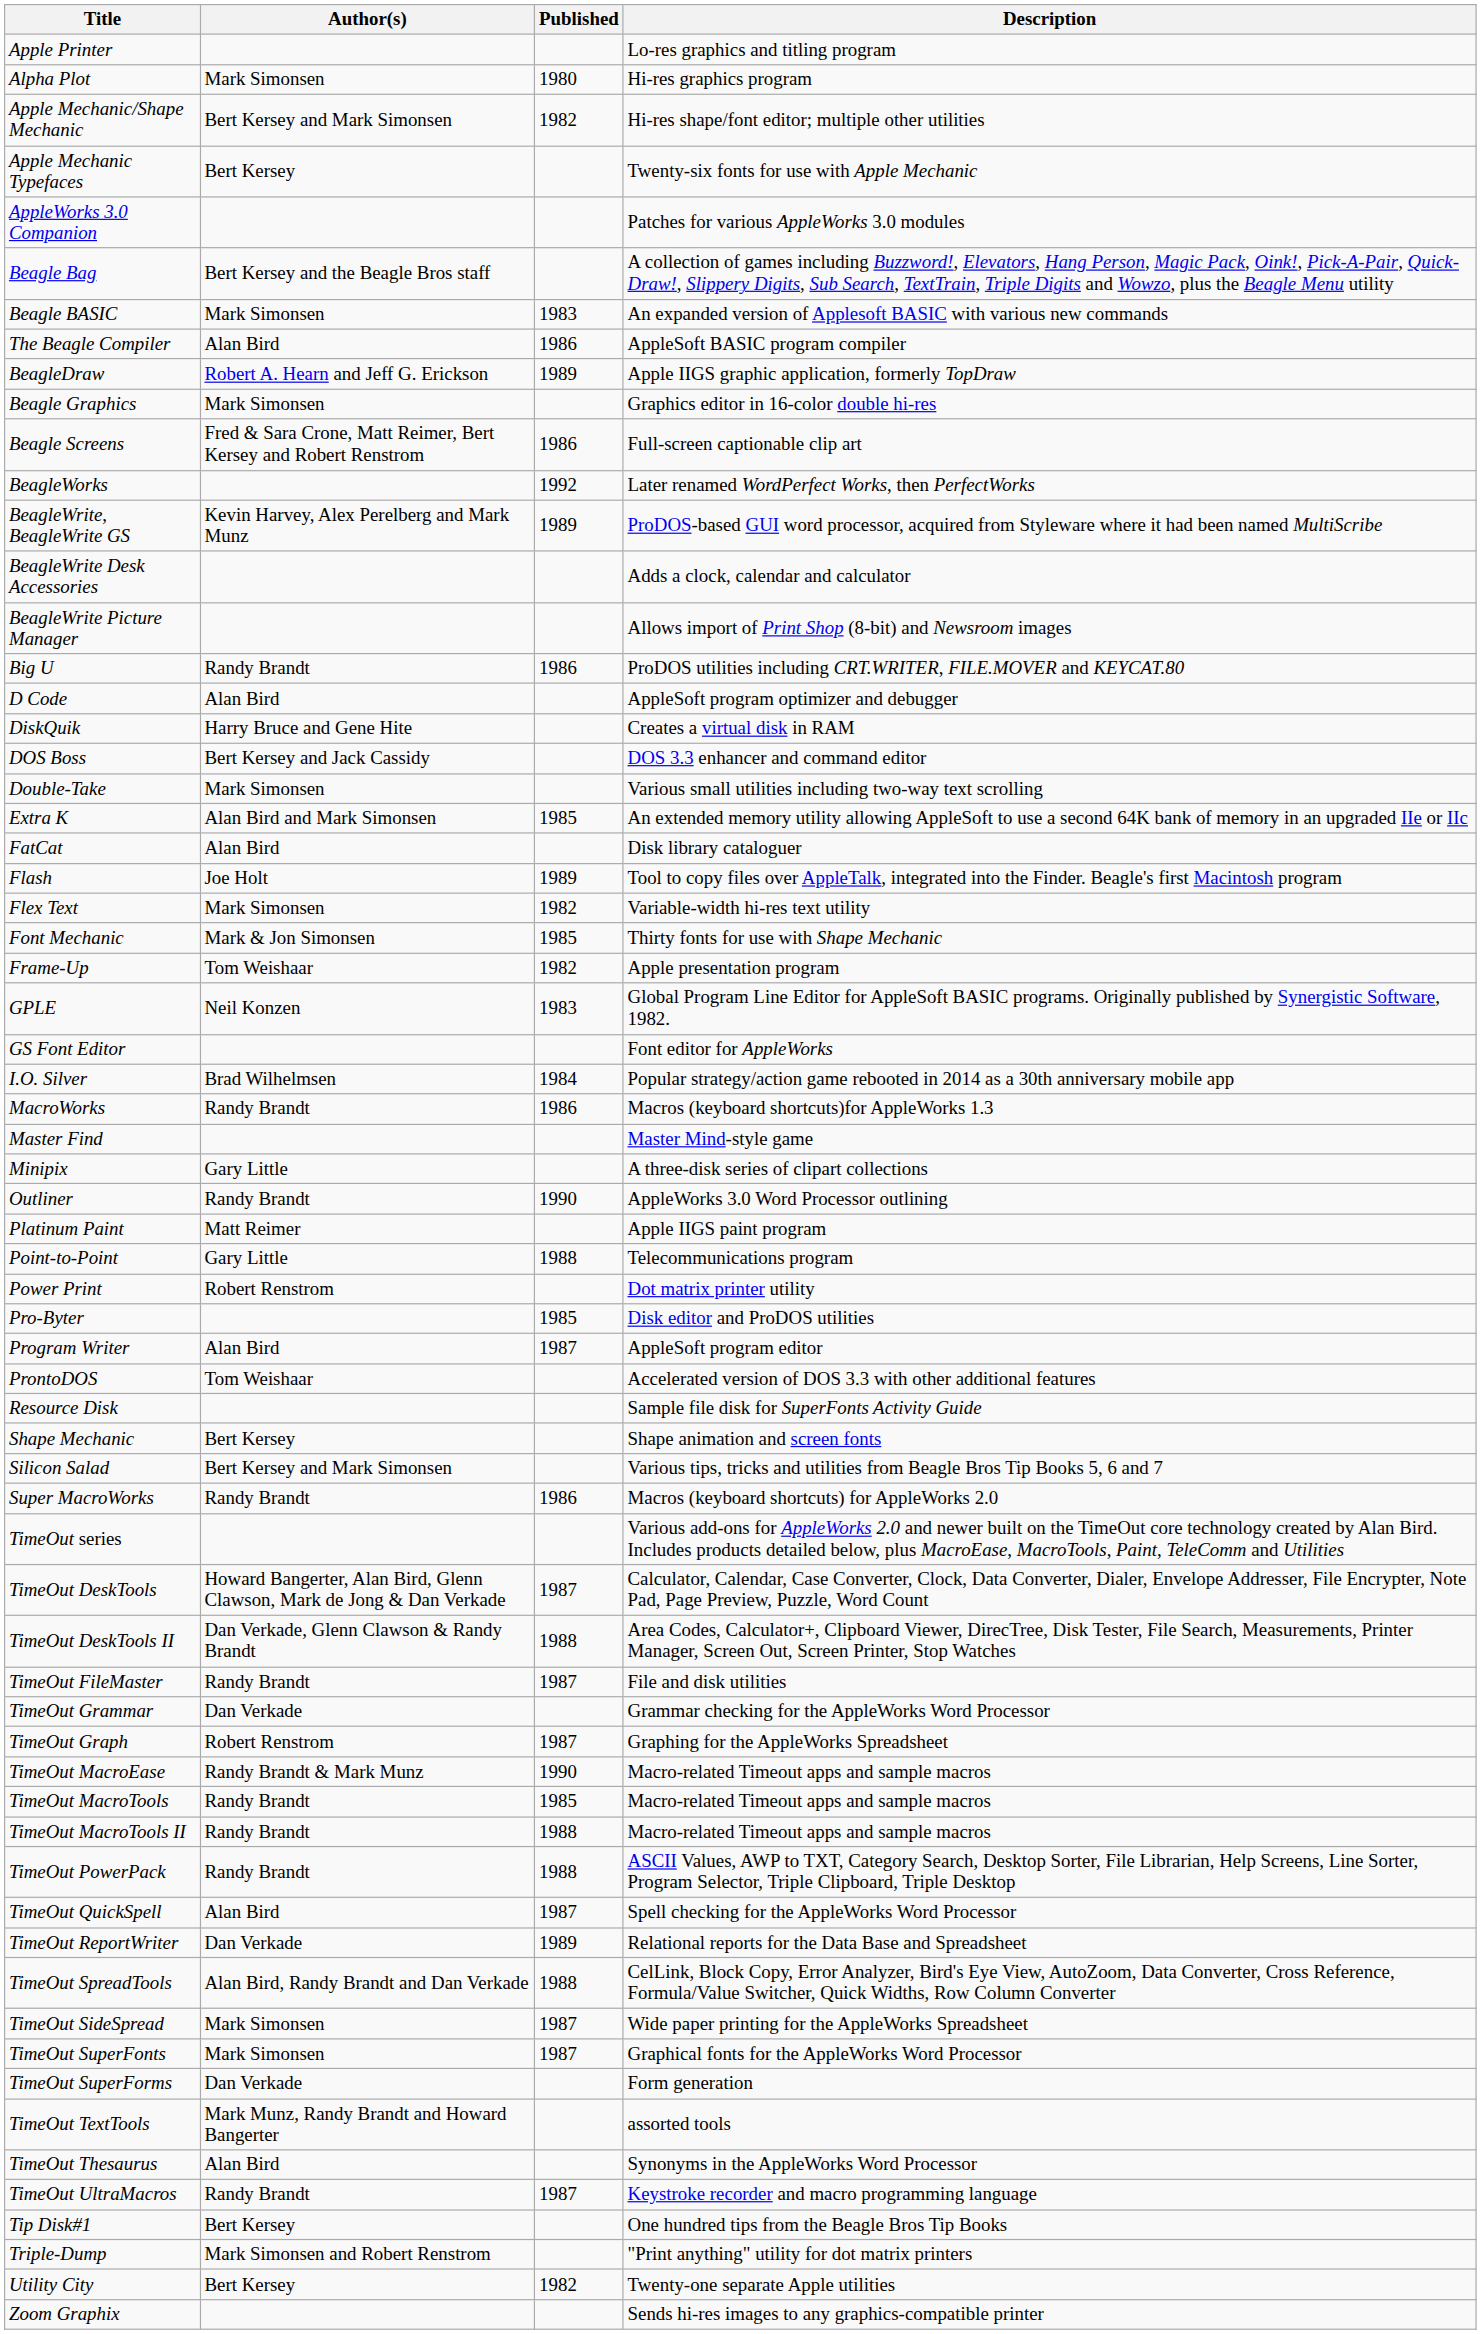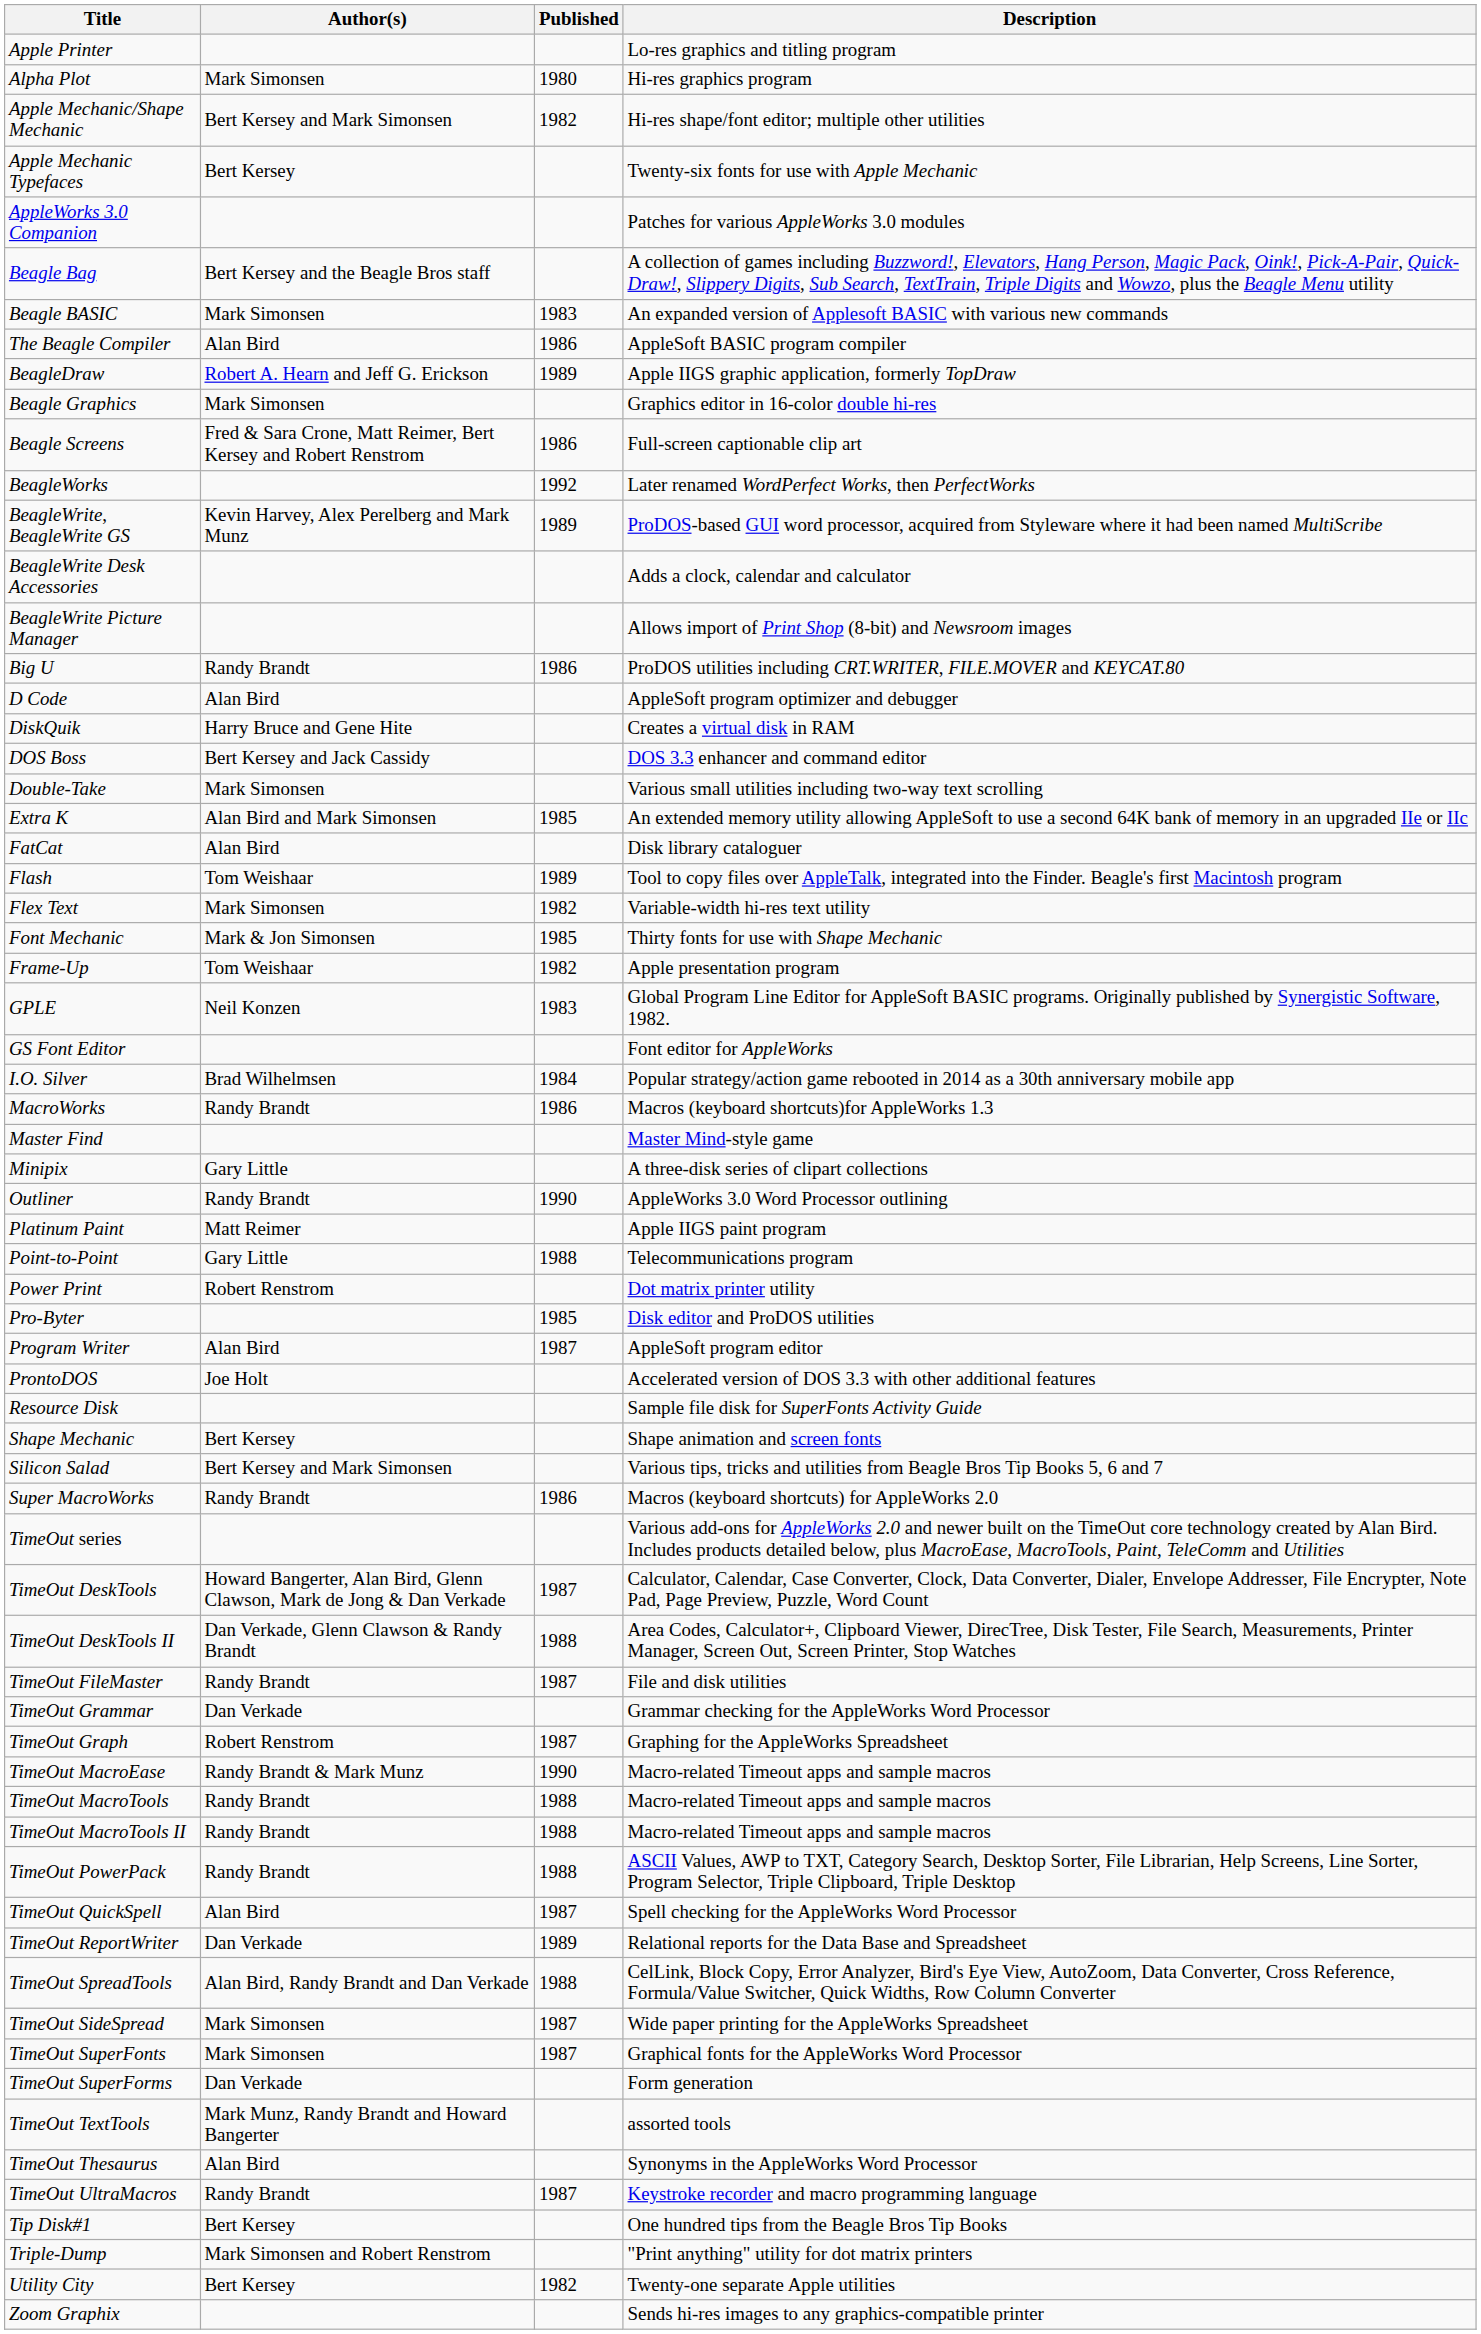(236, 878) Joe Holt -> (259, 878) Tom Weishaar
(259, 1378) Tom Weishaar -> (236, 1378) Joe Holt
(558, 1801) 1985 -> (558, 1801) 1988
